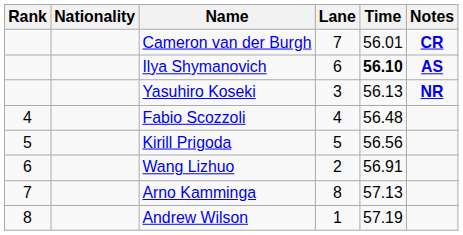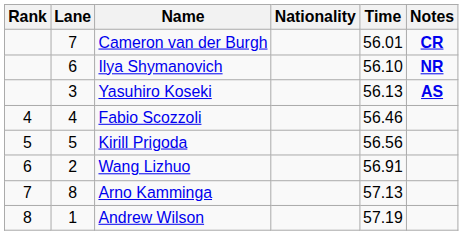columns swapped: (337, 17) <-> (95, 17)
(383, 67) bold -> (383, 67) normal
(432, 67) AS -> (432, 67) NR
(432, 92) NR -> (432, 92) AS
(383, 117) 56.48 -> (383, 117) 56.46
